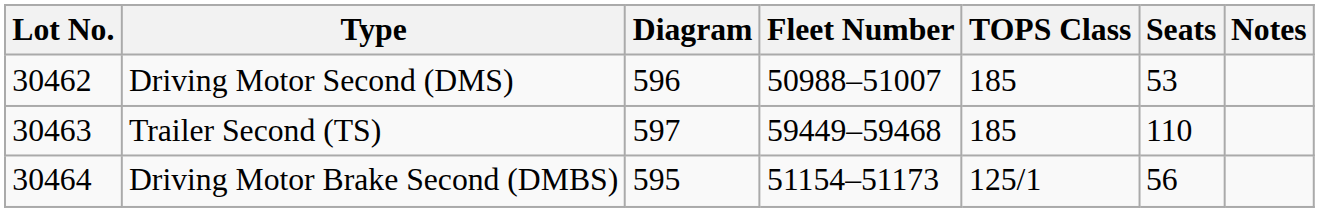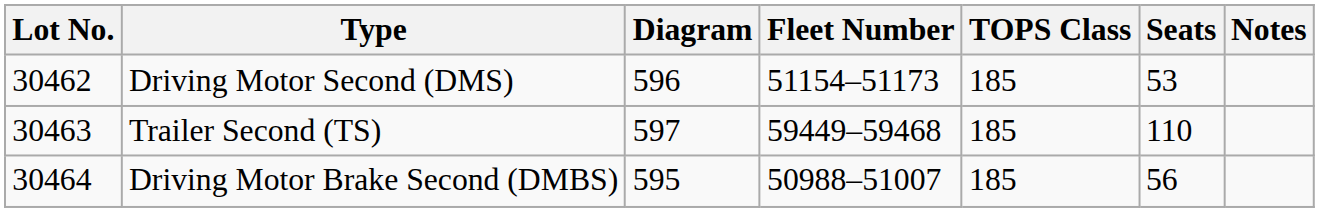(854, 79) 50988–51007 -> (853, 79) 51154–51173
(853, 180) 51154–51173 -> (854, 180) 50988–51007
(1005, 180) 125/1 -> (993, 180) 185
